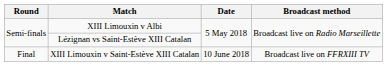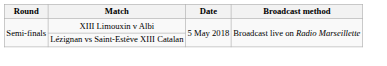- row: (125, 54)
